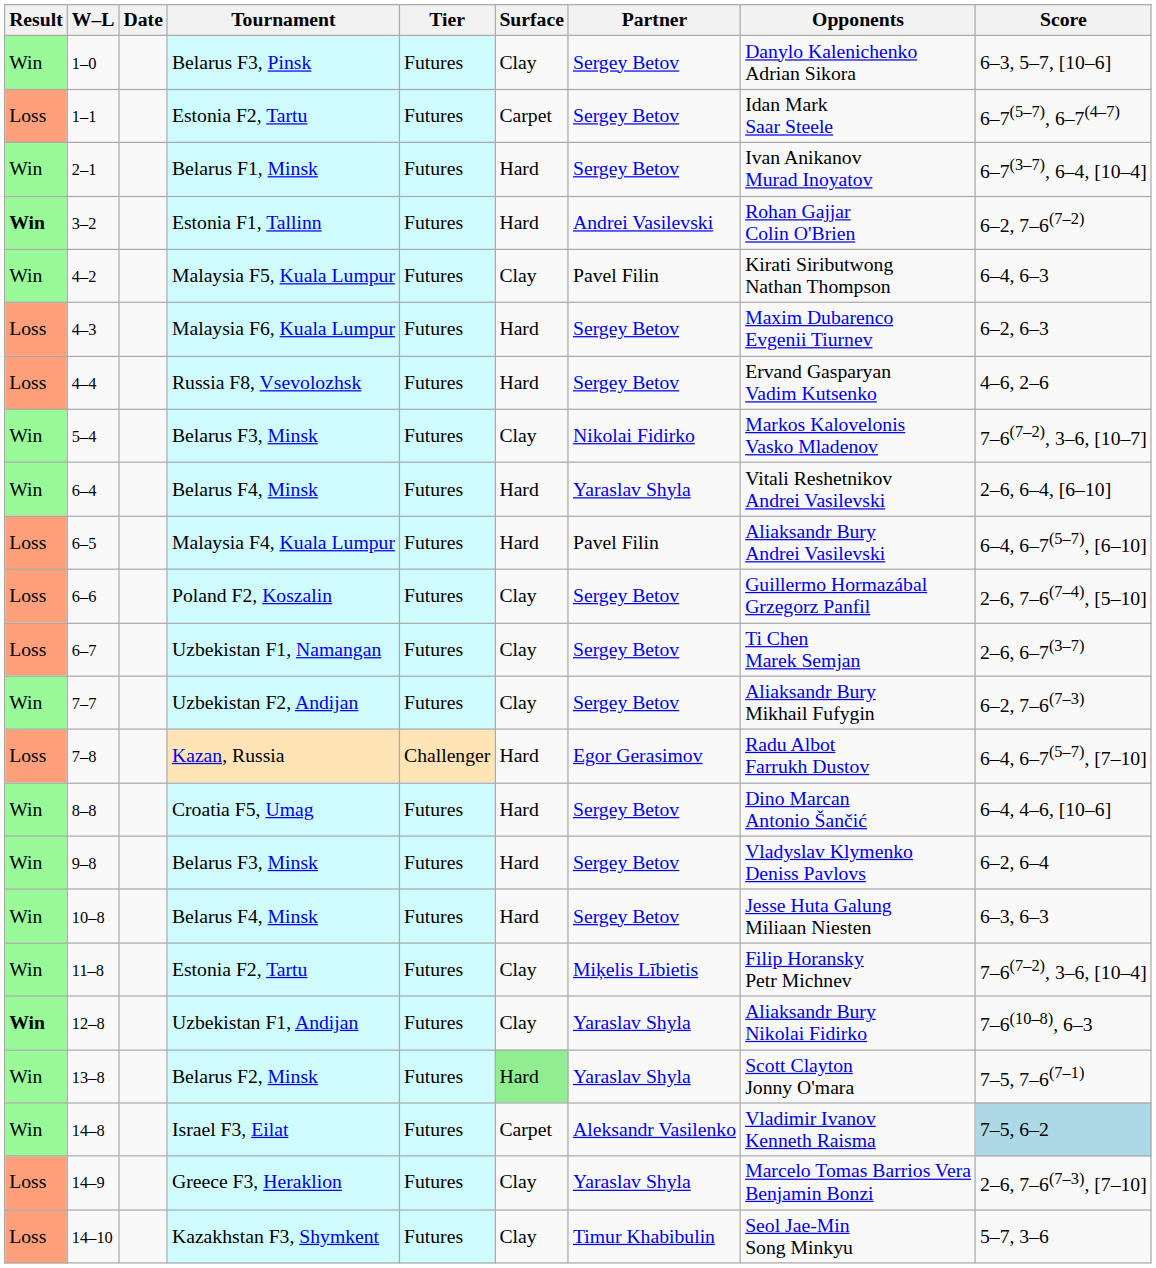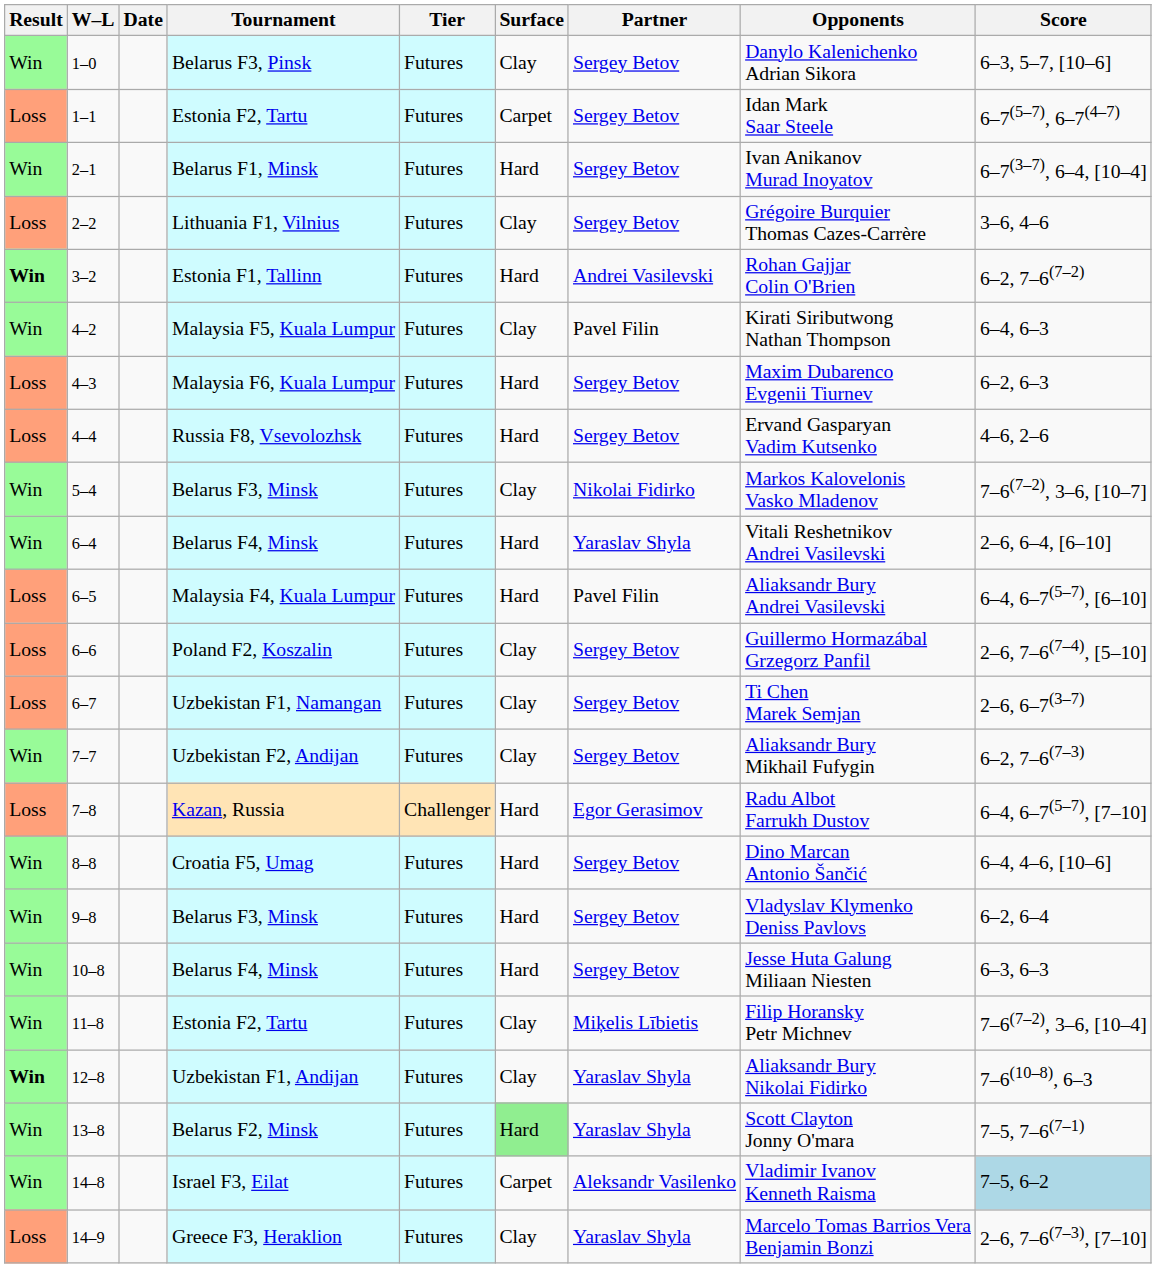+ row: (84, 223)
- row: (92, 1237)
